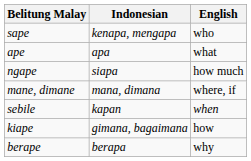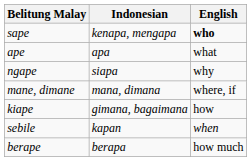(204, 33) normal -> (204, 33) bold
(218, 71) how much -> (204, 71) why
rows swapped: (21, 109) <-> (20, 128)
(204, 147) why -> (218, 147) how much
